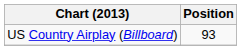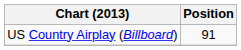(209, 34) 93 -> (209, 34) 91
